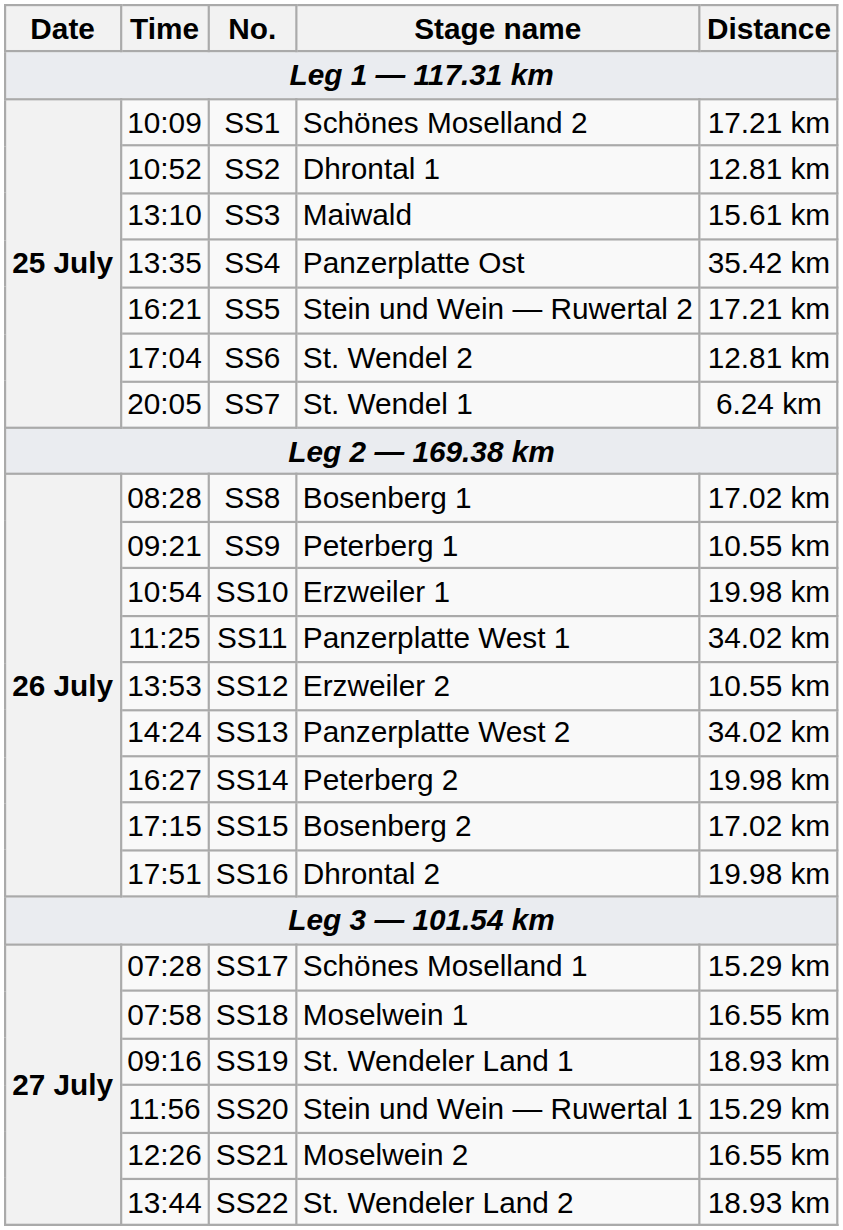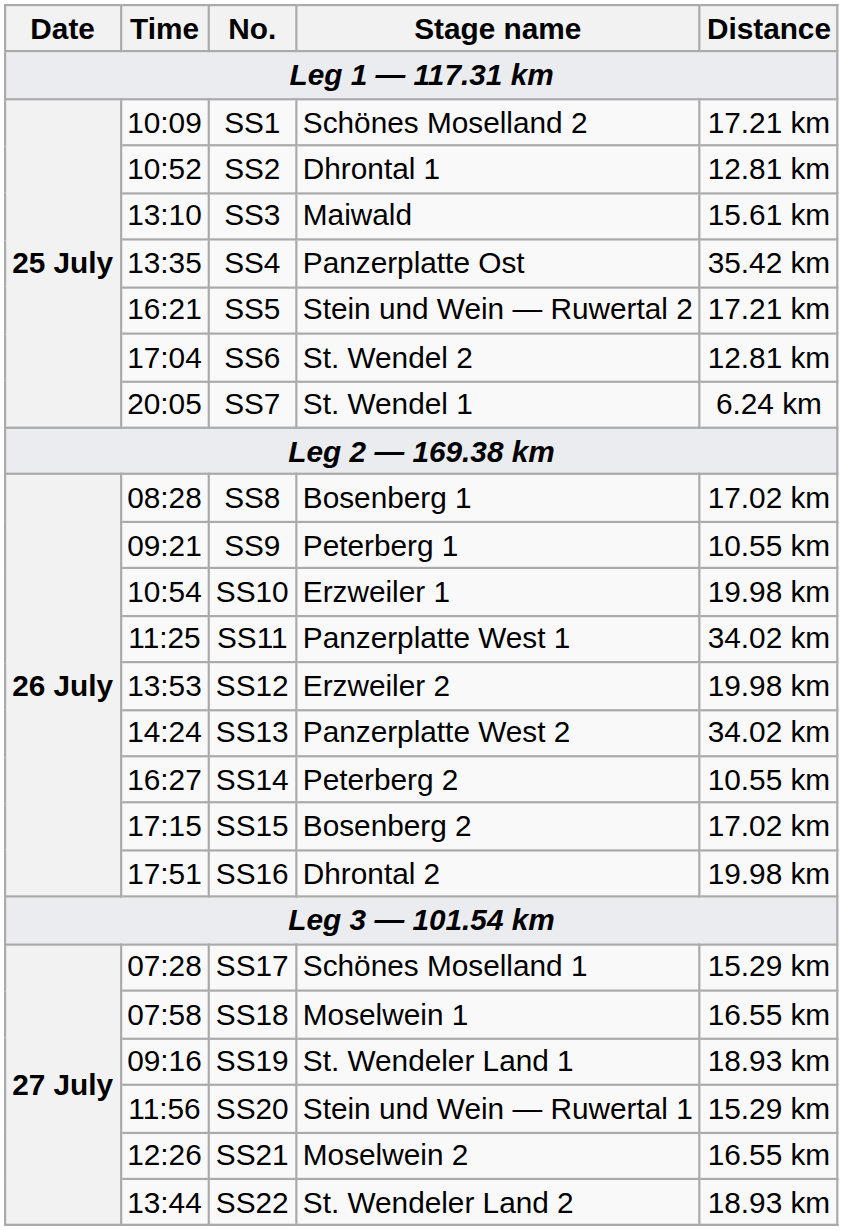(769, 685) 10.55 km -> (769, 685) 19.98 km
(769, 779) 19.98 km -> (769, 779) 10.55 km
